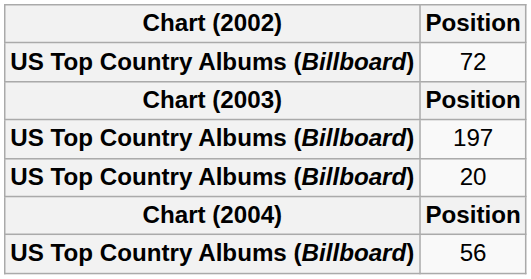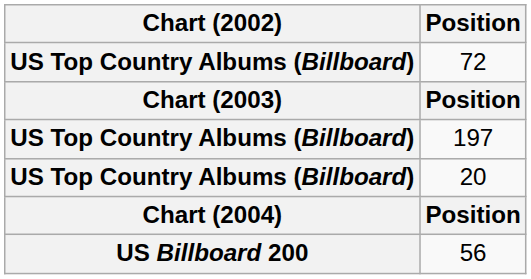(212, 253) US Top Country Albums (Billboard) -> (212, 253) US Billboard 200
